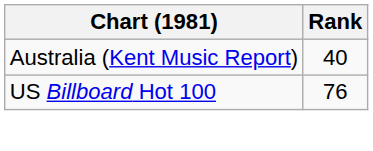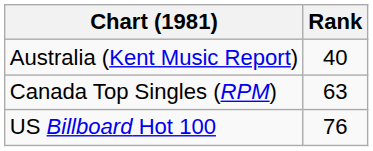+ row: (143, 92)
